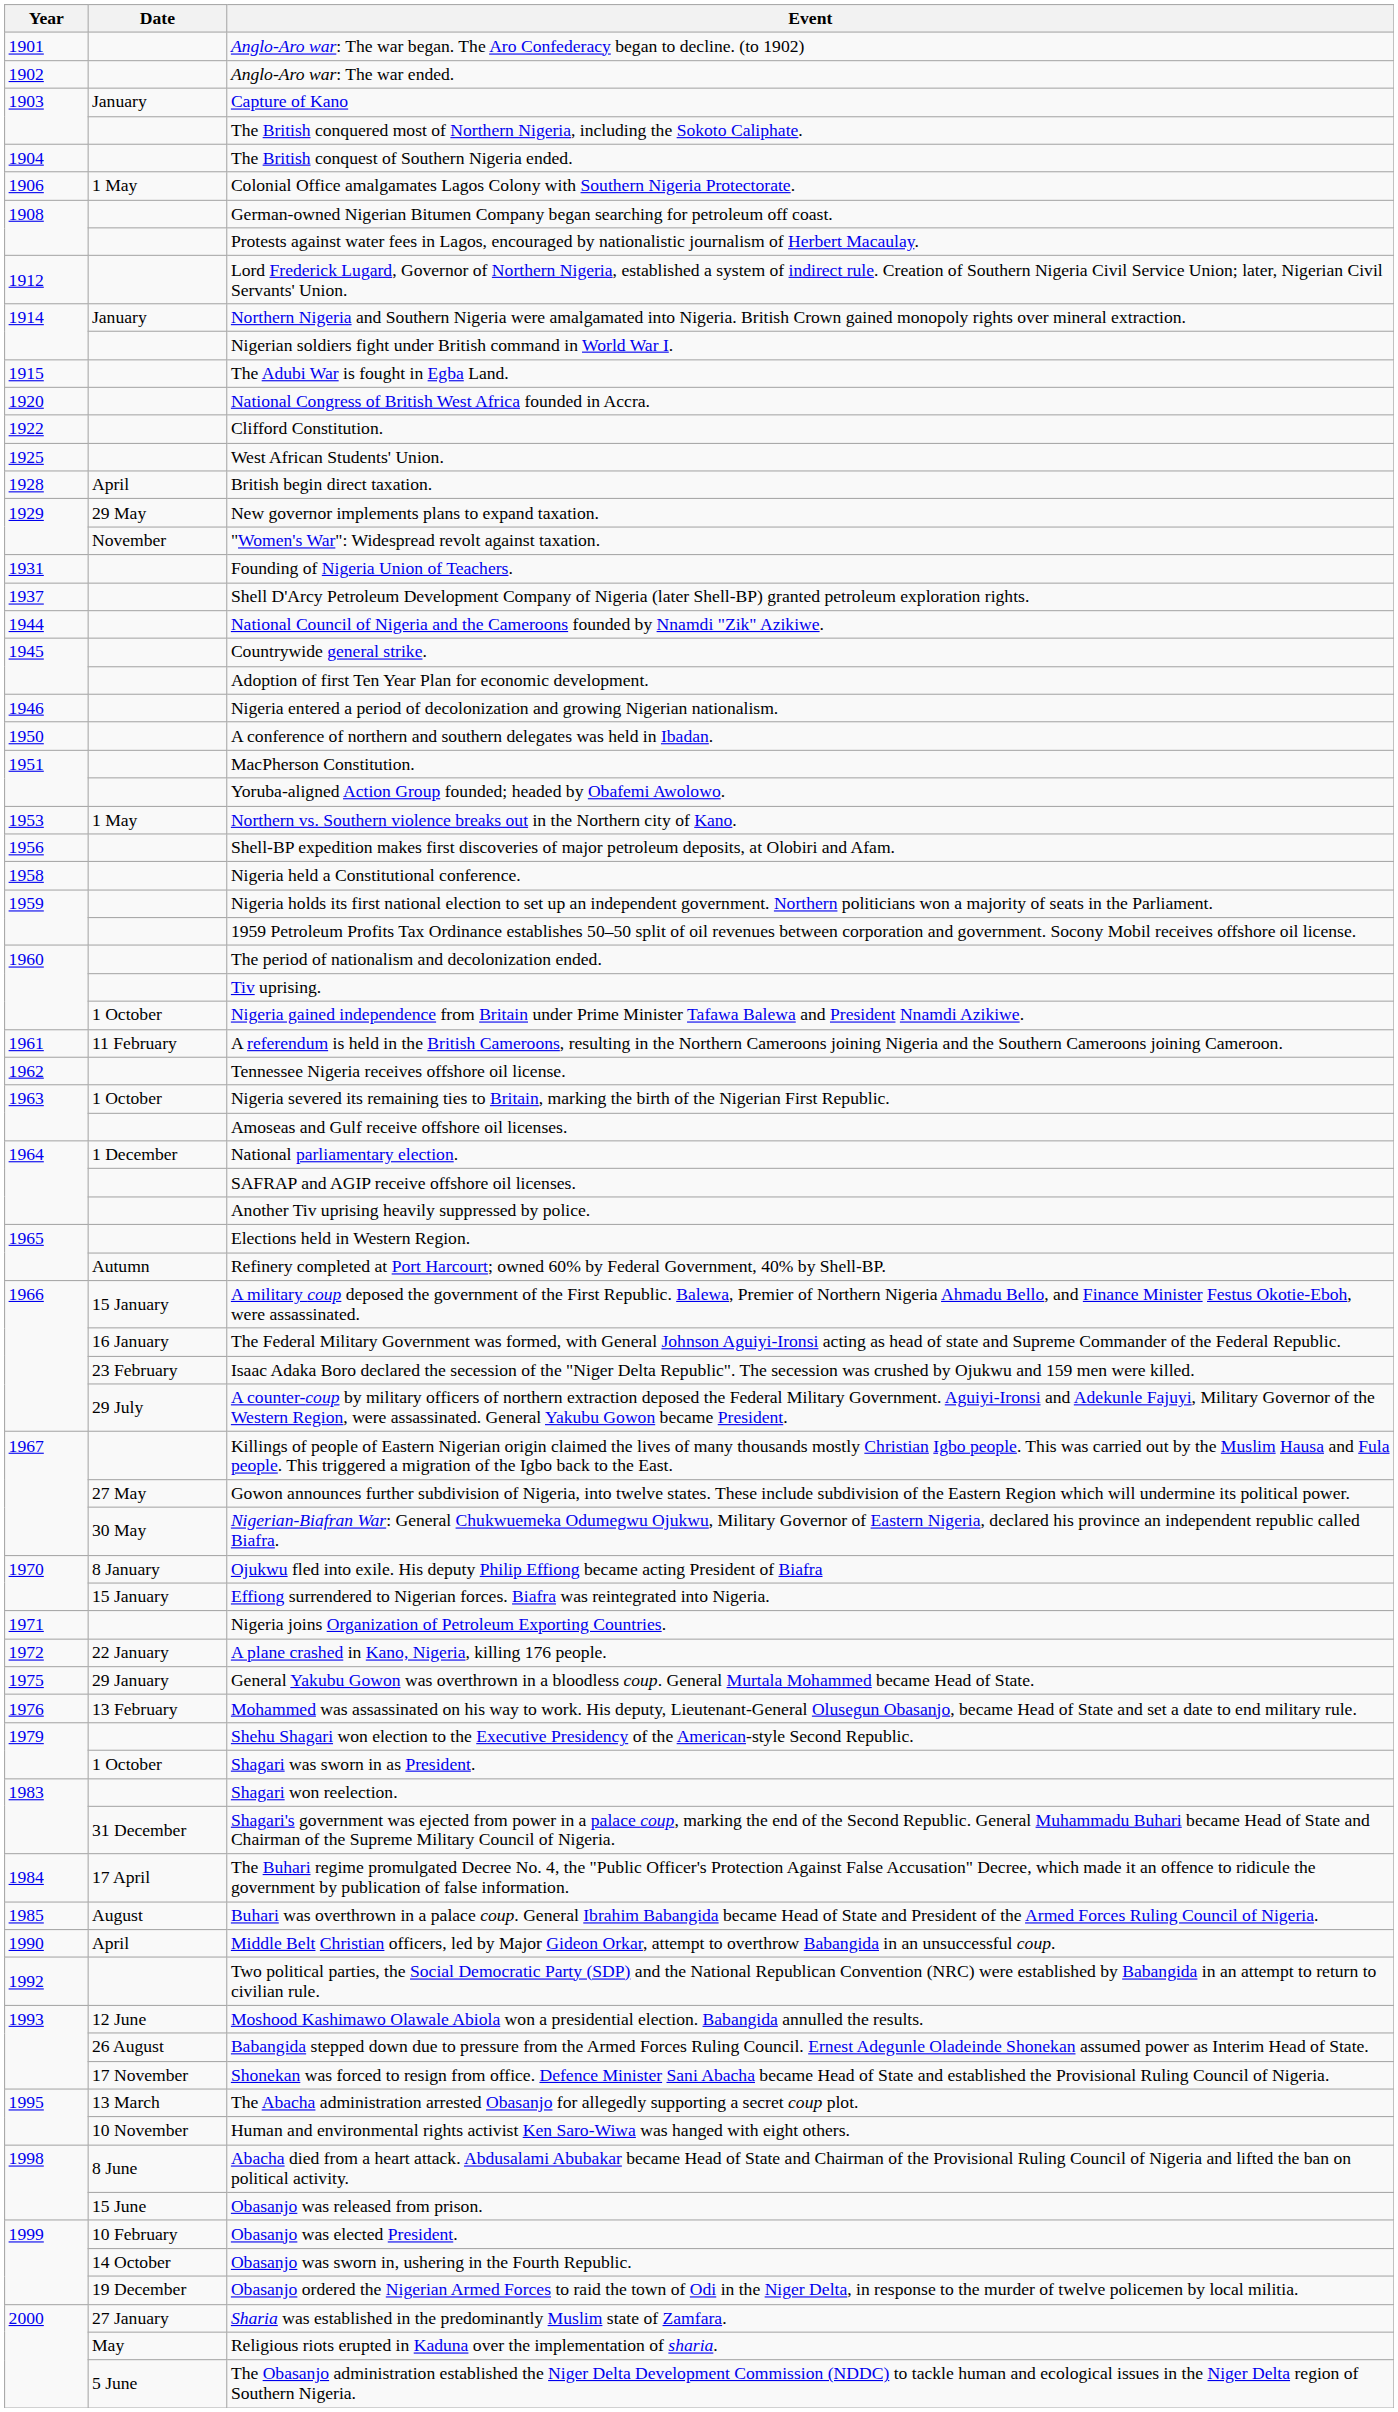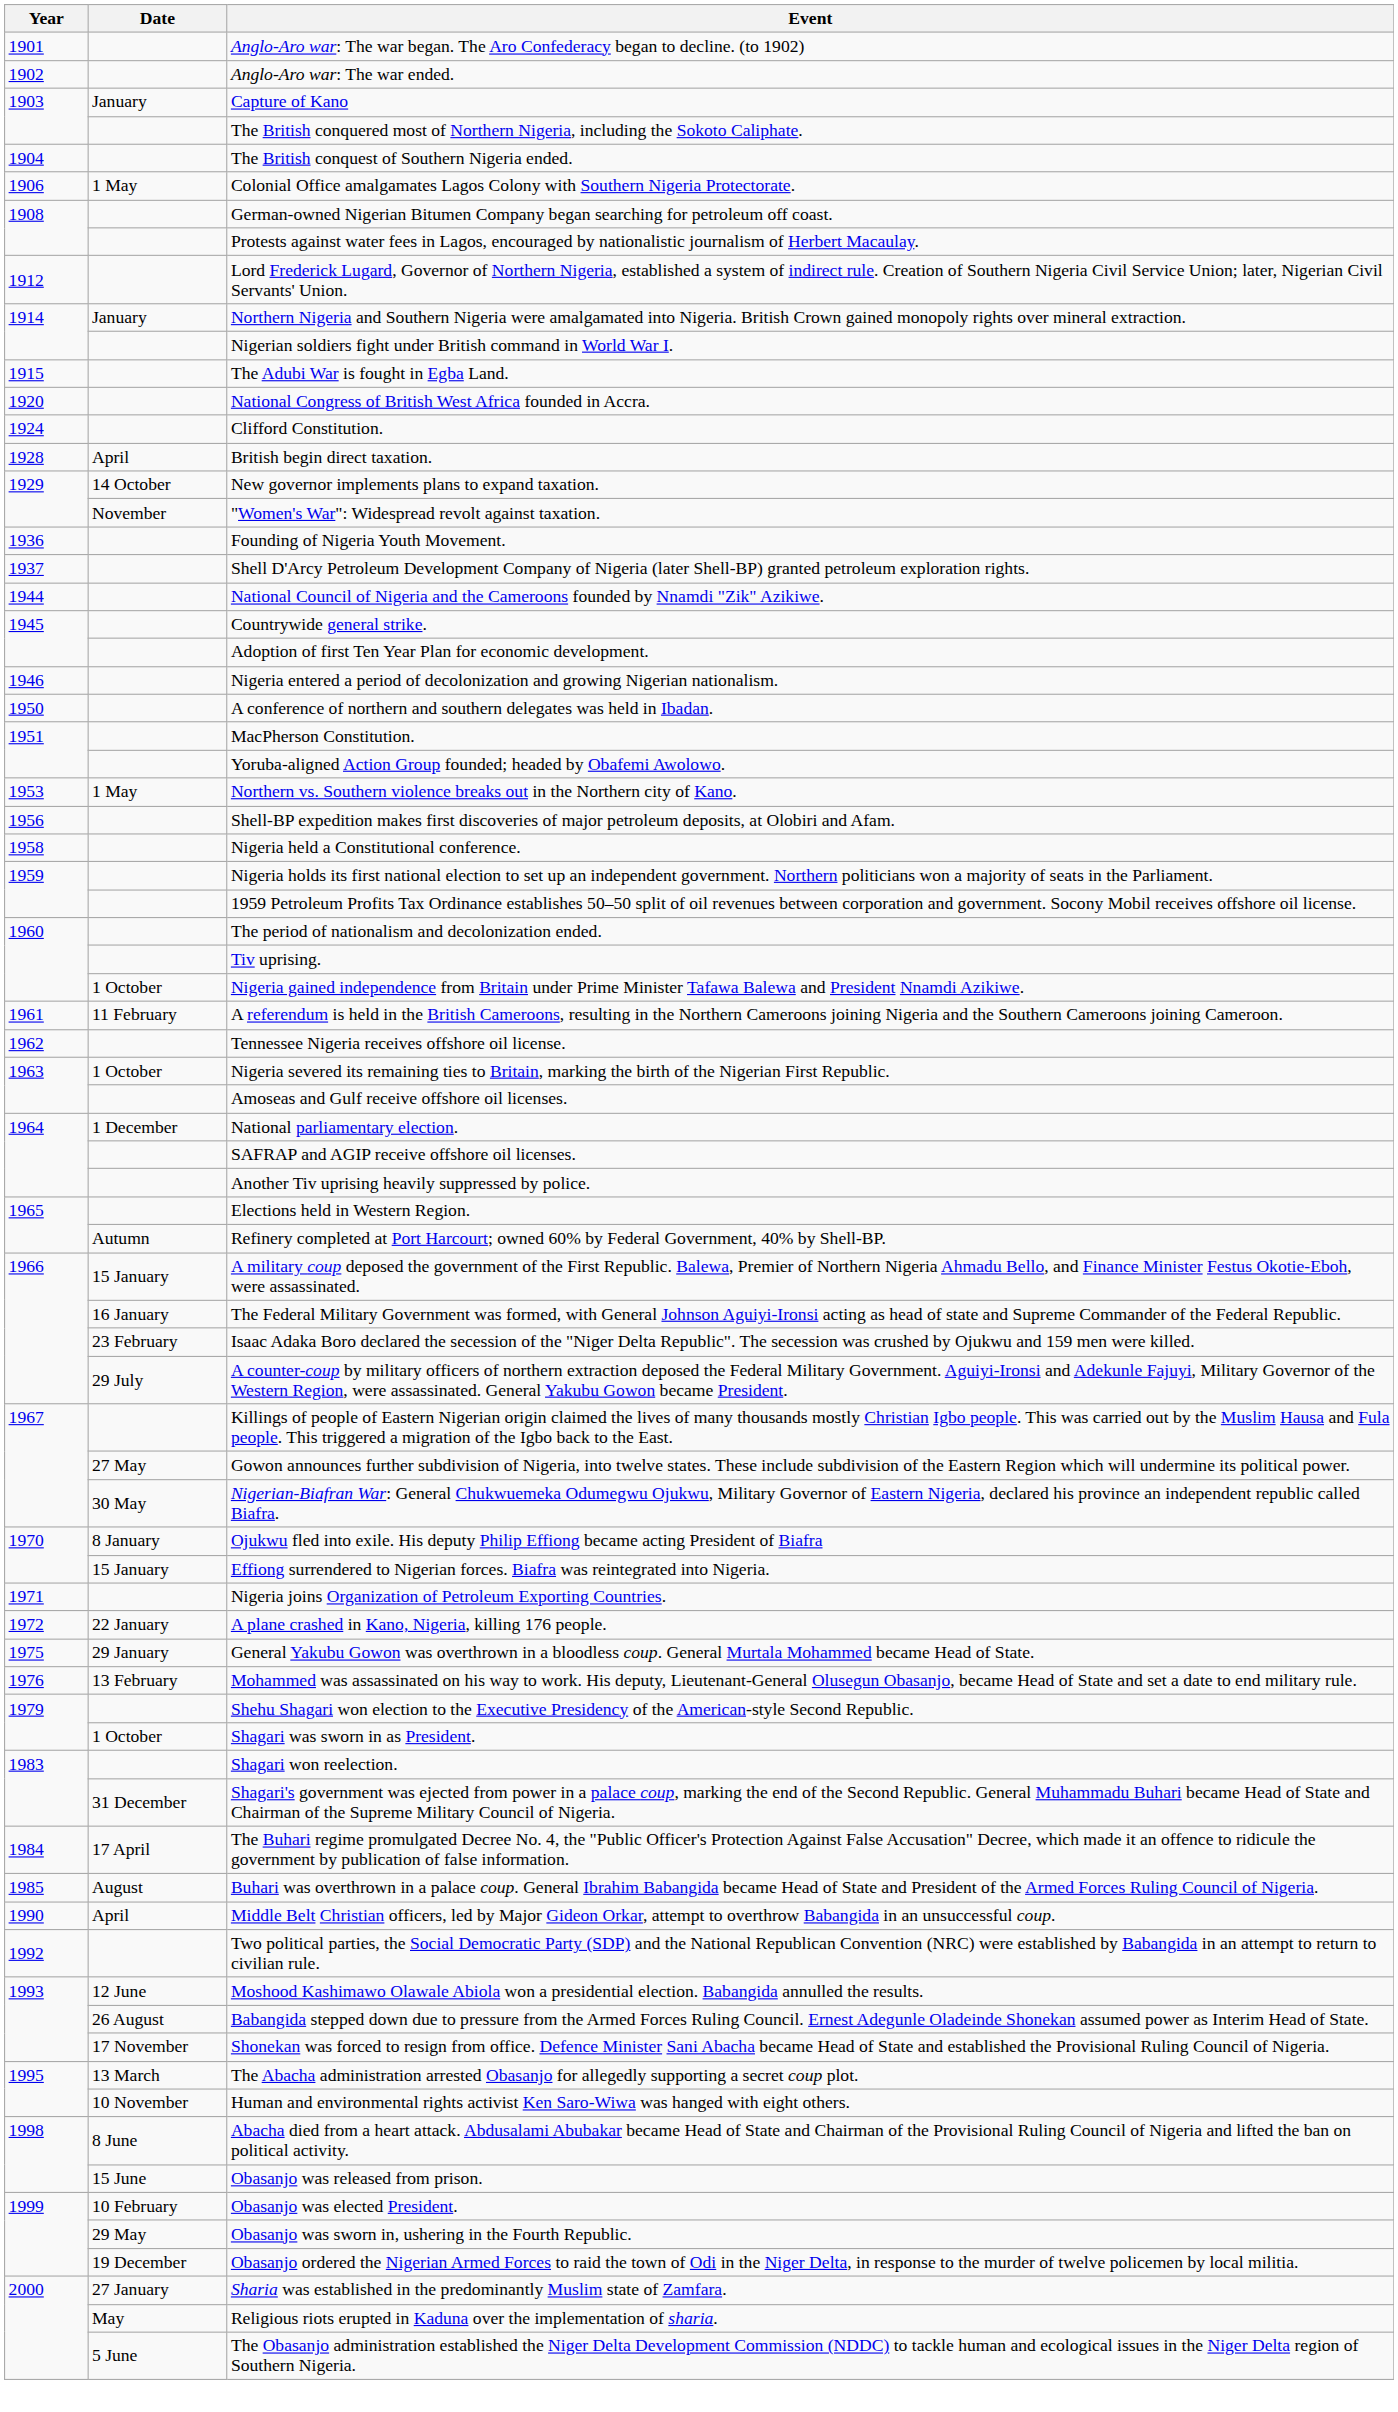(26, 429) 1922 -> (26, 429) 1924
- row: (337, 456)
(119, 512) 29 May -> (131, 484) 14 October
- row: (372, 568)
+ row: (368, 540)
(131, 2262) 14 October -> (119, 2234) 29 May
